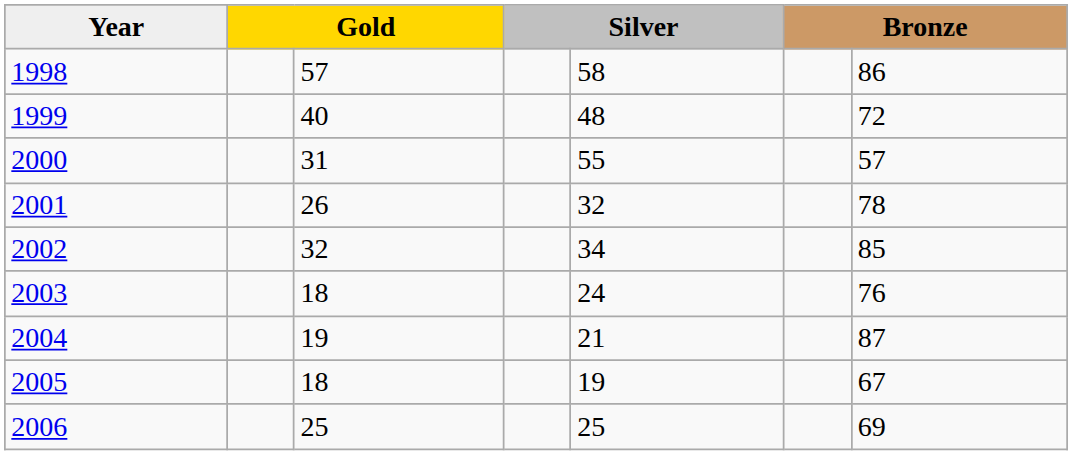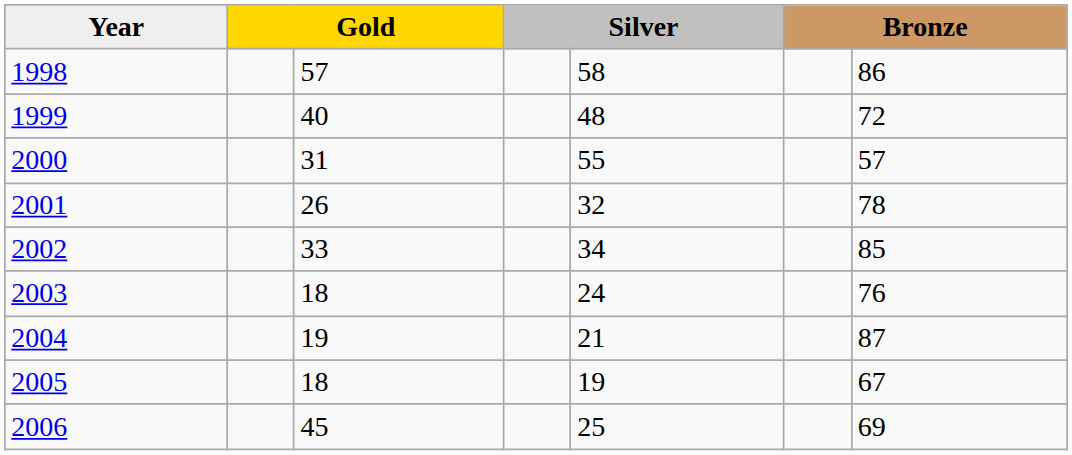(314, 248) 32 -> (314, 248) 33
(314, 426) 25 -> (314, 426) 45
